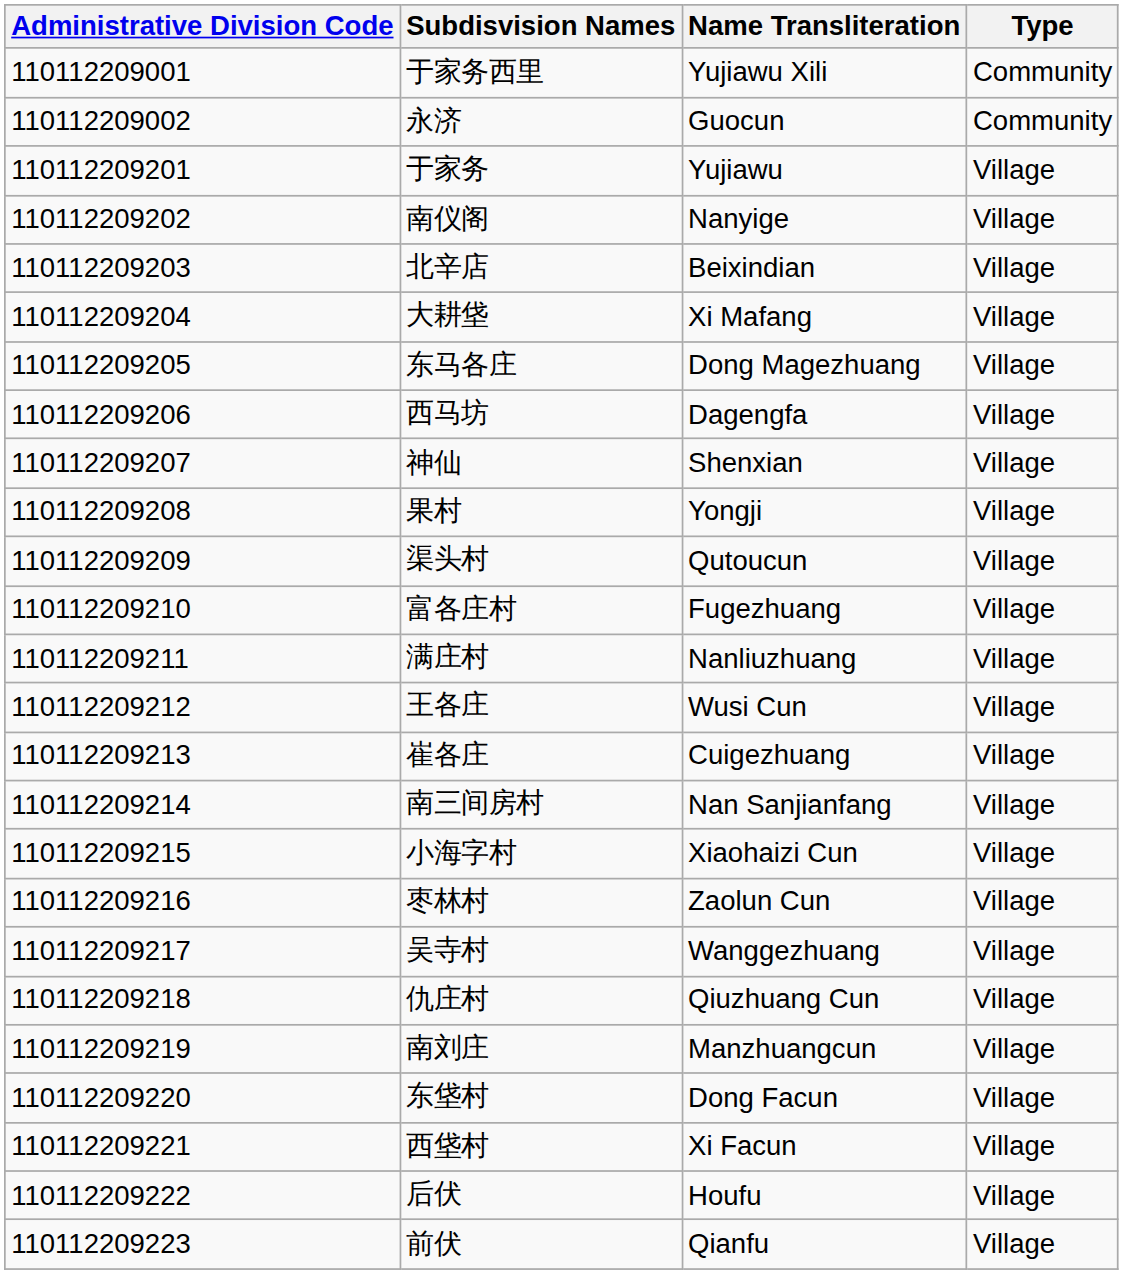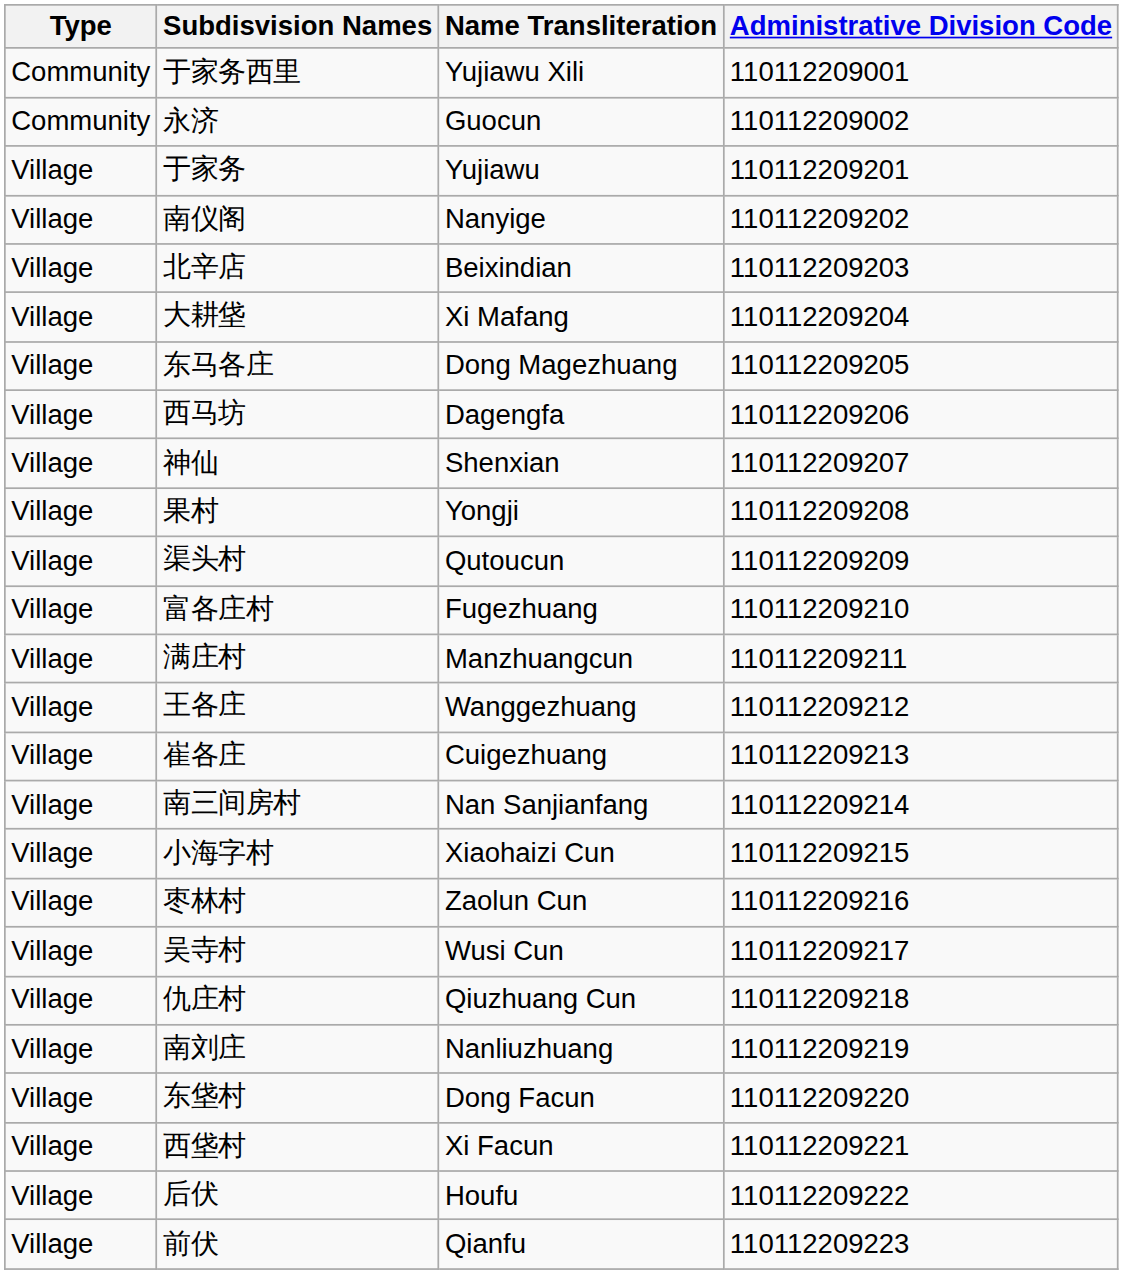columns swapped: (202, 26) <-> (1043, 26)
(772, 658) Nanliuzhuang -> (539, 658) Manzhuangcun
(747, 707) Wusi Cun -> (541, 707) Wanggezhuang
(784, 951) Wanggezhuang -> (504, 951) Wusi Cun
(782, 1048) Manzhuangcun -> (529, 1048) Nanliuzhuang
